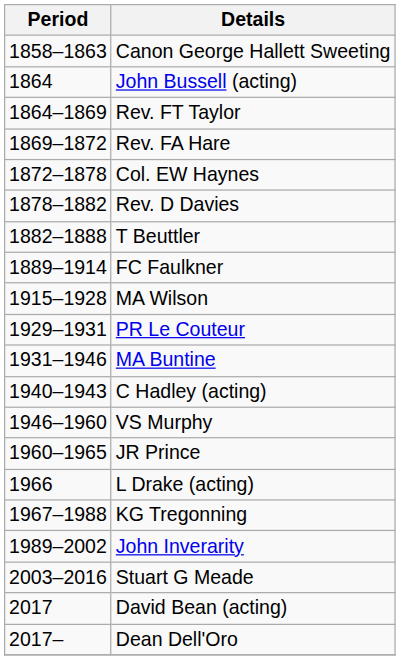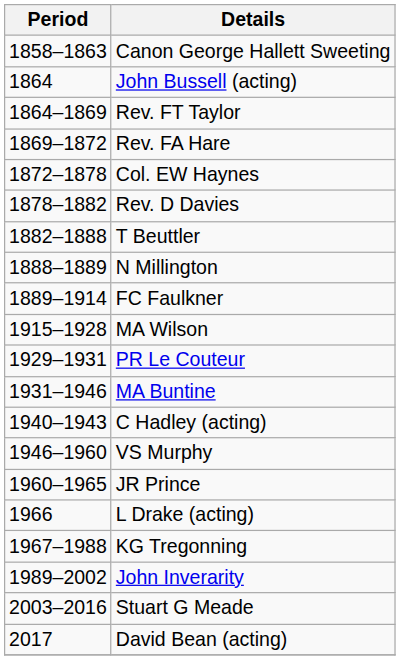+ row: (167, 267)
- row: (177, 639)
